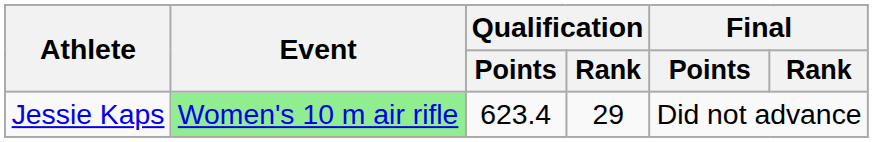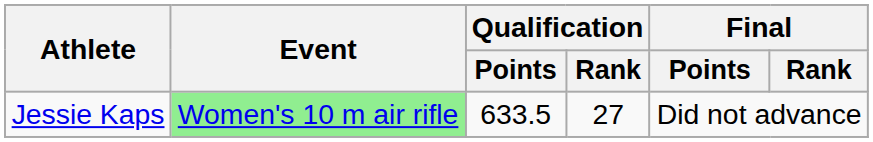(516, 115) 623.4 -> (516, 115) 633.5
(608, 115) 29 -> (608, 115) 27
